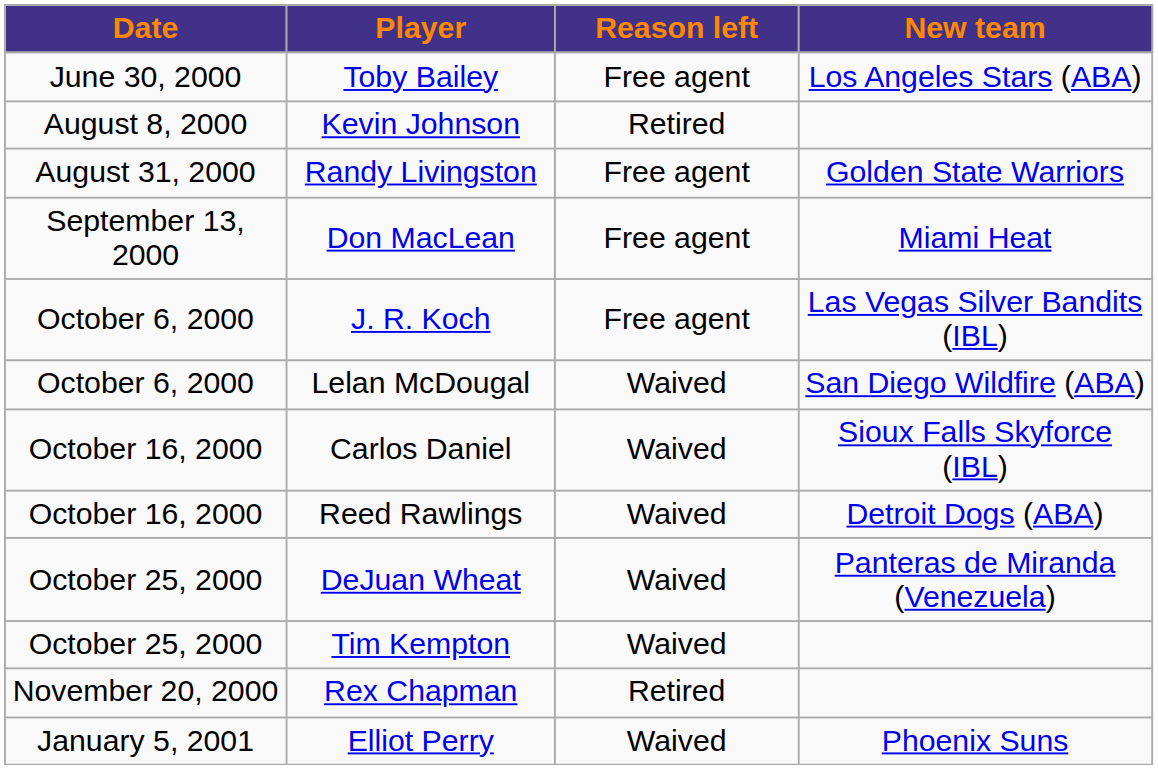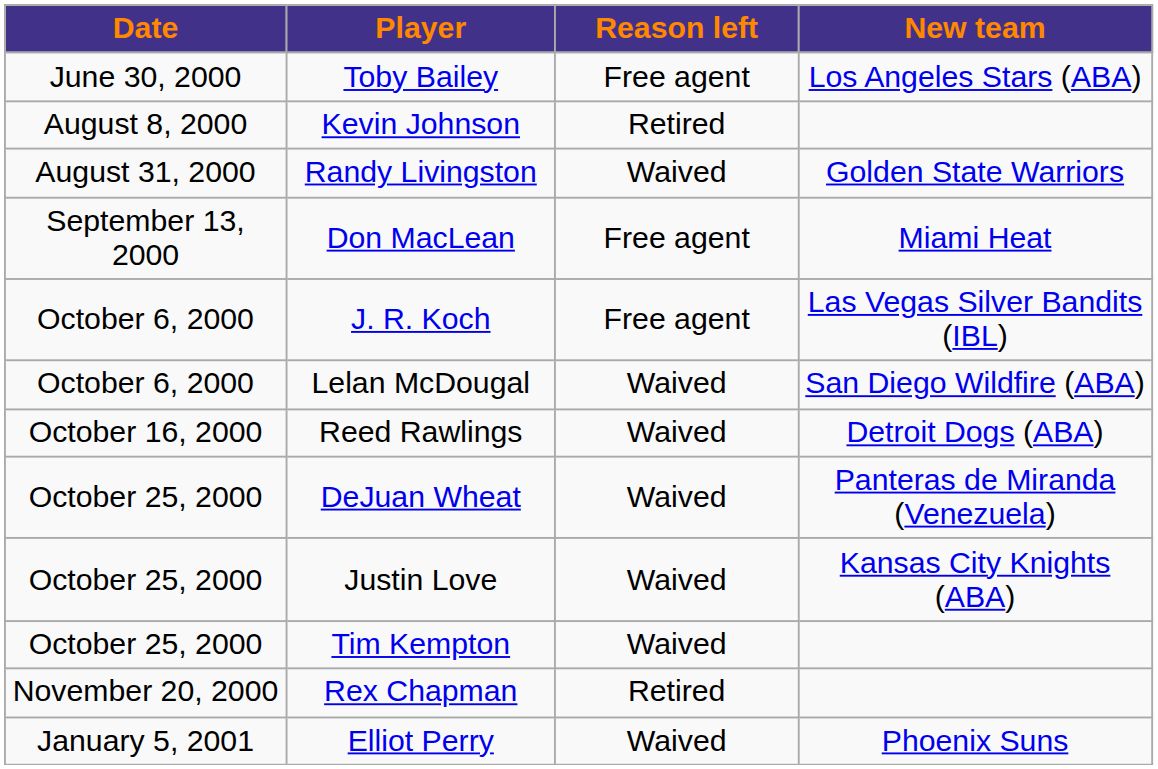(677, 172) Free agent -> (677, 172) Waived
- row: (421, 449)
+ row: (421, 579)
